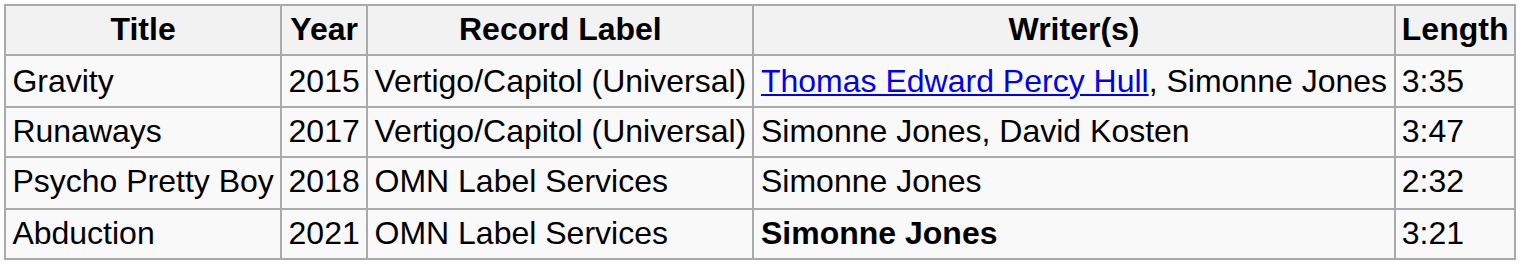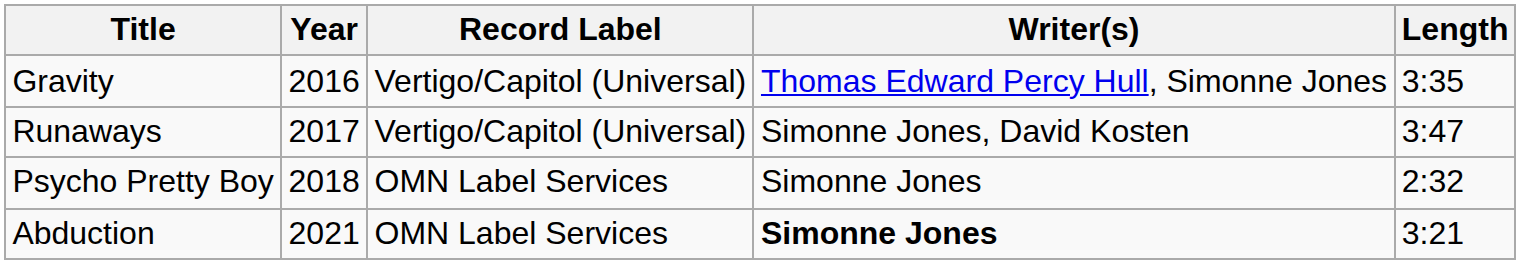(324, 80) 2015 -> (324, 80) 2016
